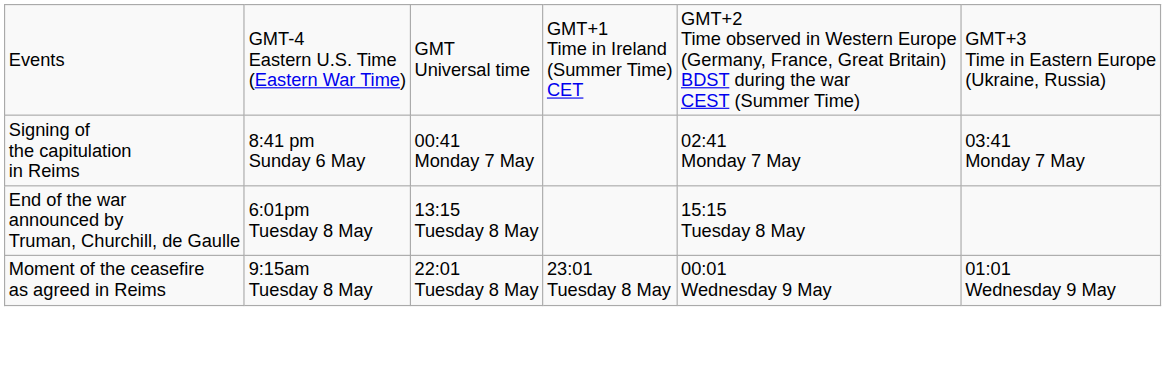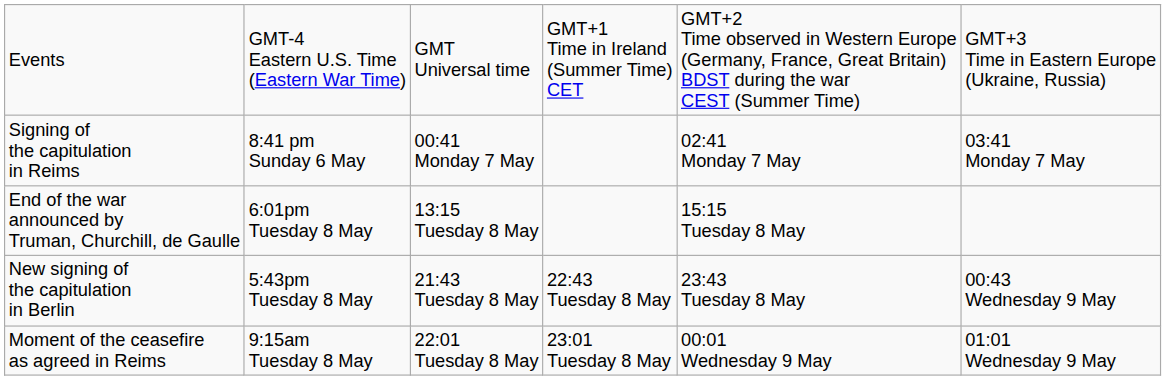+ row: (70, 290)
